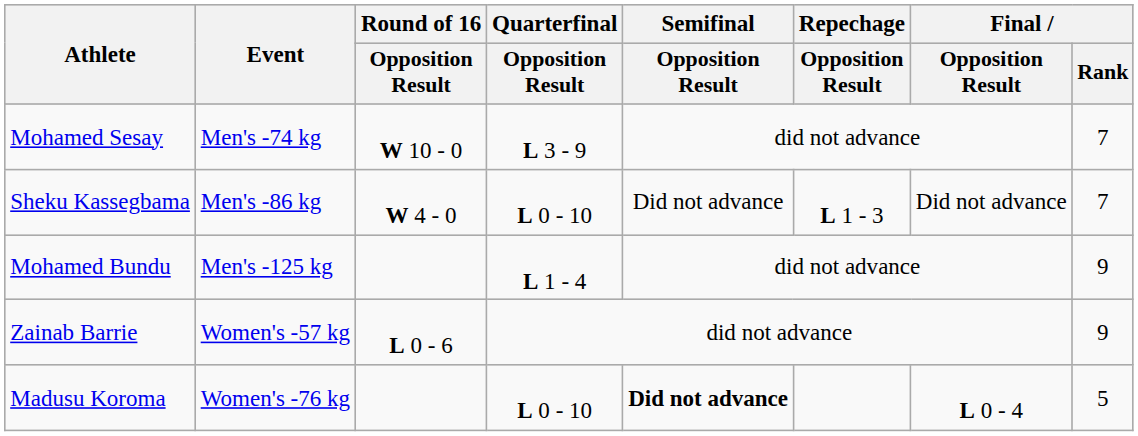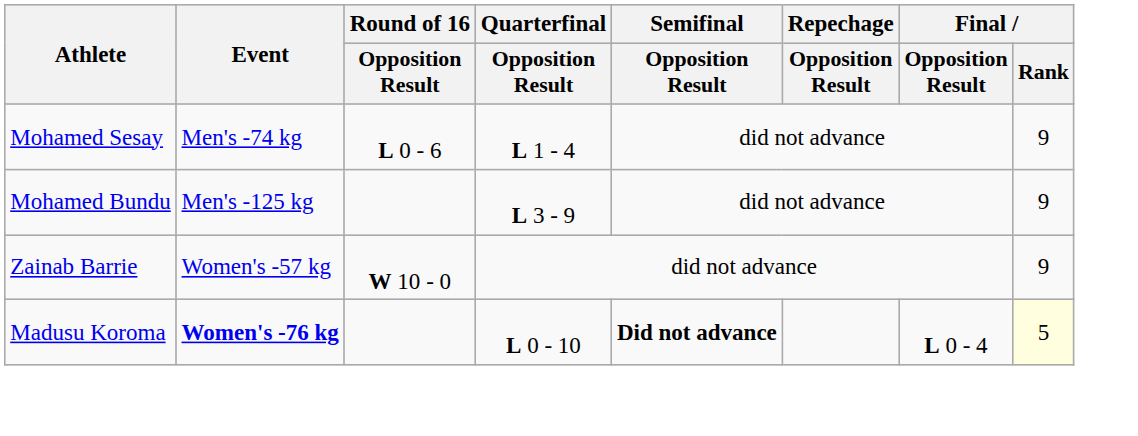(421, 150) W 10 - 0 -> (410, 150) L 0 - 6
(555, 150) L 3 - 9 -> (543, 150) L 1 - 4
(1103, 137) 7 -> (1043, 137) 9
- row: (100, 202)
(555, 281) L 1 - 4 -> (543, 215) L 3 - 9
(421, 346) L 0 - 6 -> (410, 281) W 10 - 0
(275, 397) normal -> (260, 332) bold
(1103, 397) no background -> (1043, 332) lightyellow background
